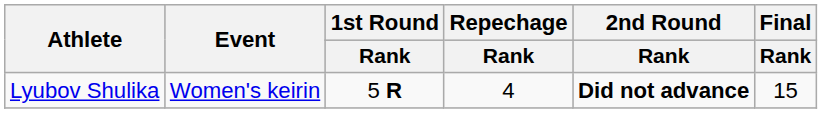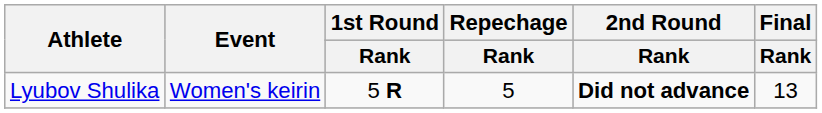(509, 91) 4 -> (509, 91) 5
(785, 91) 15 -> (785, 91) 13
